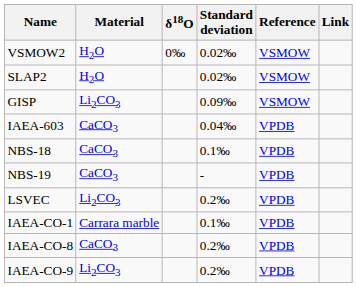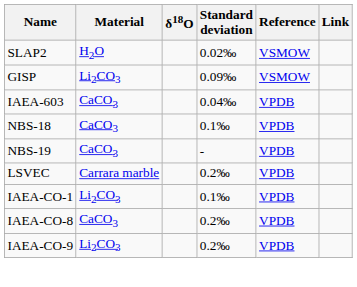- row: (36, 52)
(100, 199) Li2CO3 -> (119, 173) Carrara marble
(119, 222) Carrara marble -> (100, 196) Li2CO3
